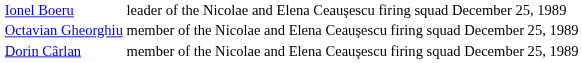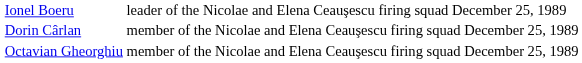rows swapped: (43, 51) <-> (64, 30)
